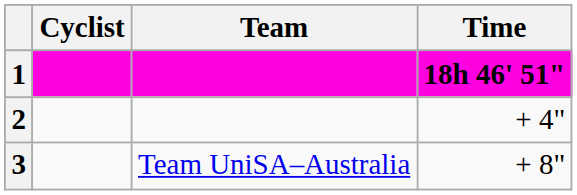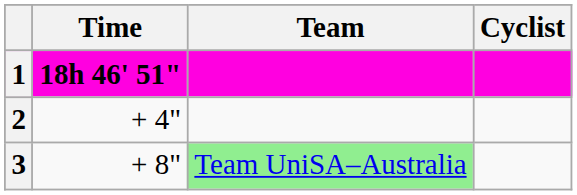columns swapped: (82, 27) <-> (494, 27)
(274, 165) no background -> (330, 165) lightgreen background
